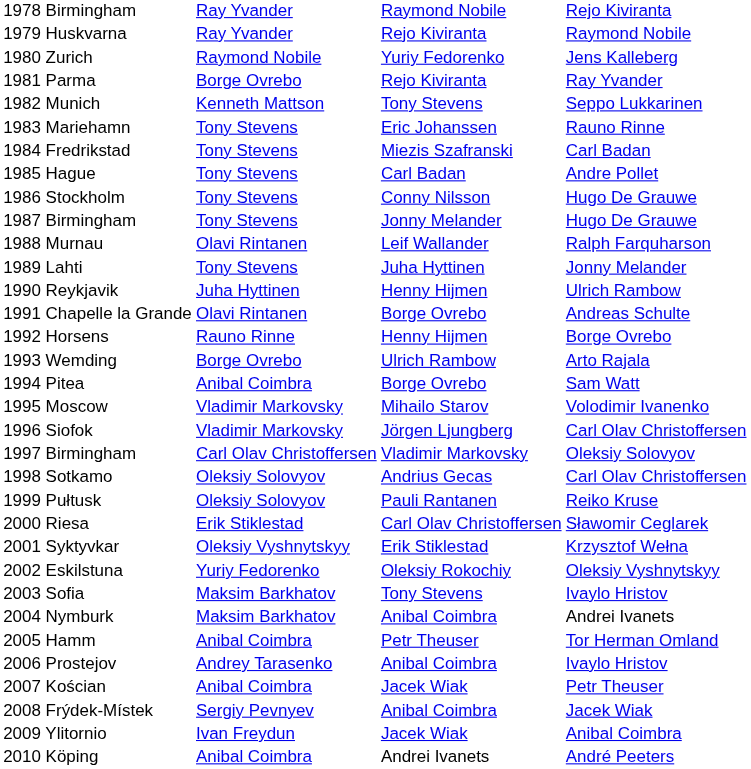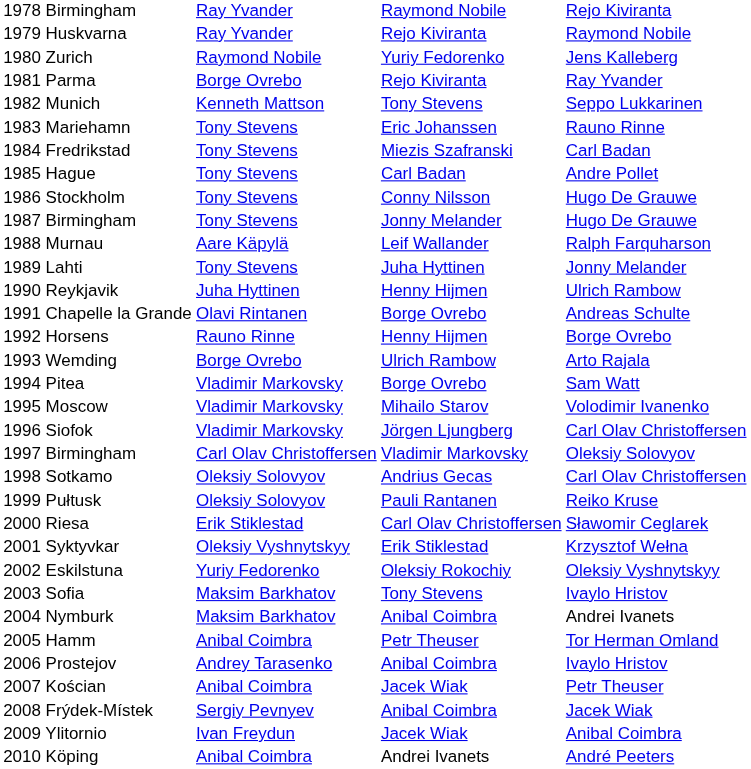(252, 243) Olavi Rintanen -> (242, 243) Aare Käpylä
(254, 383) Anibal Coimbra -> (270, 383) Vladimir Markovsky
